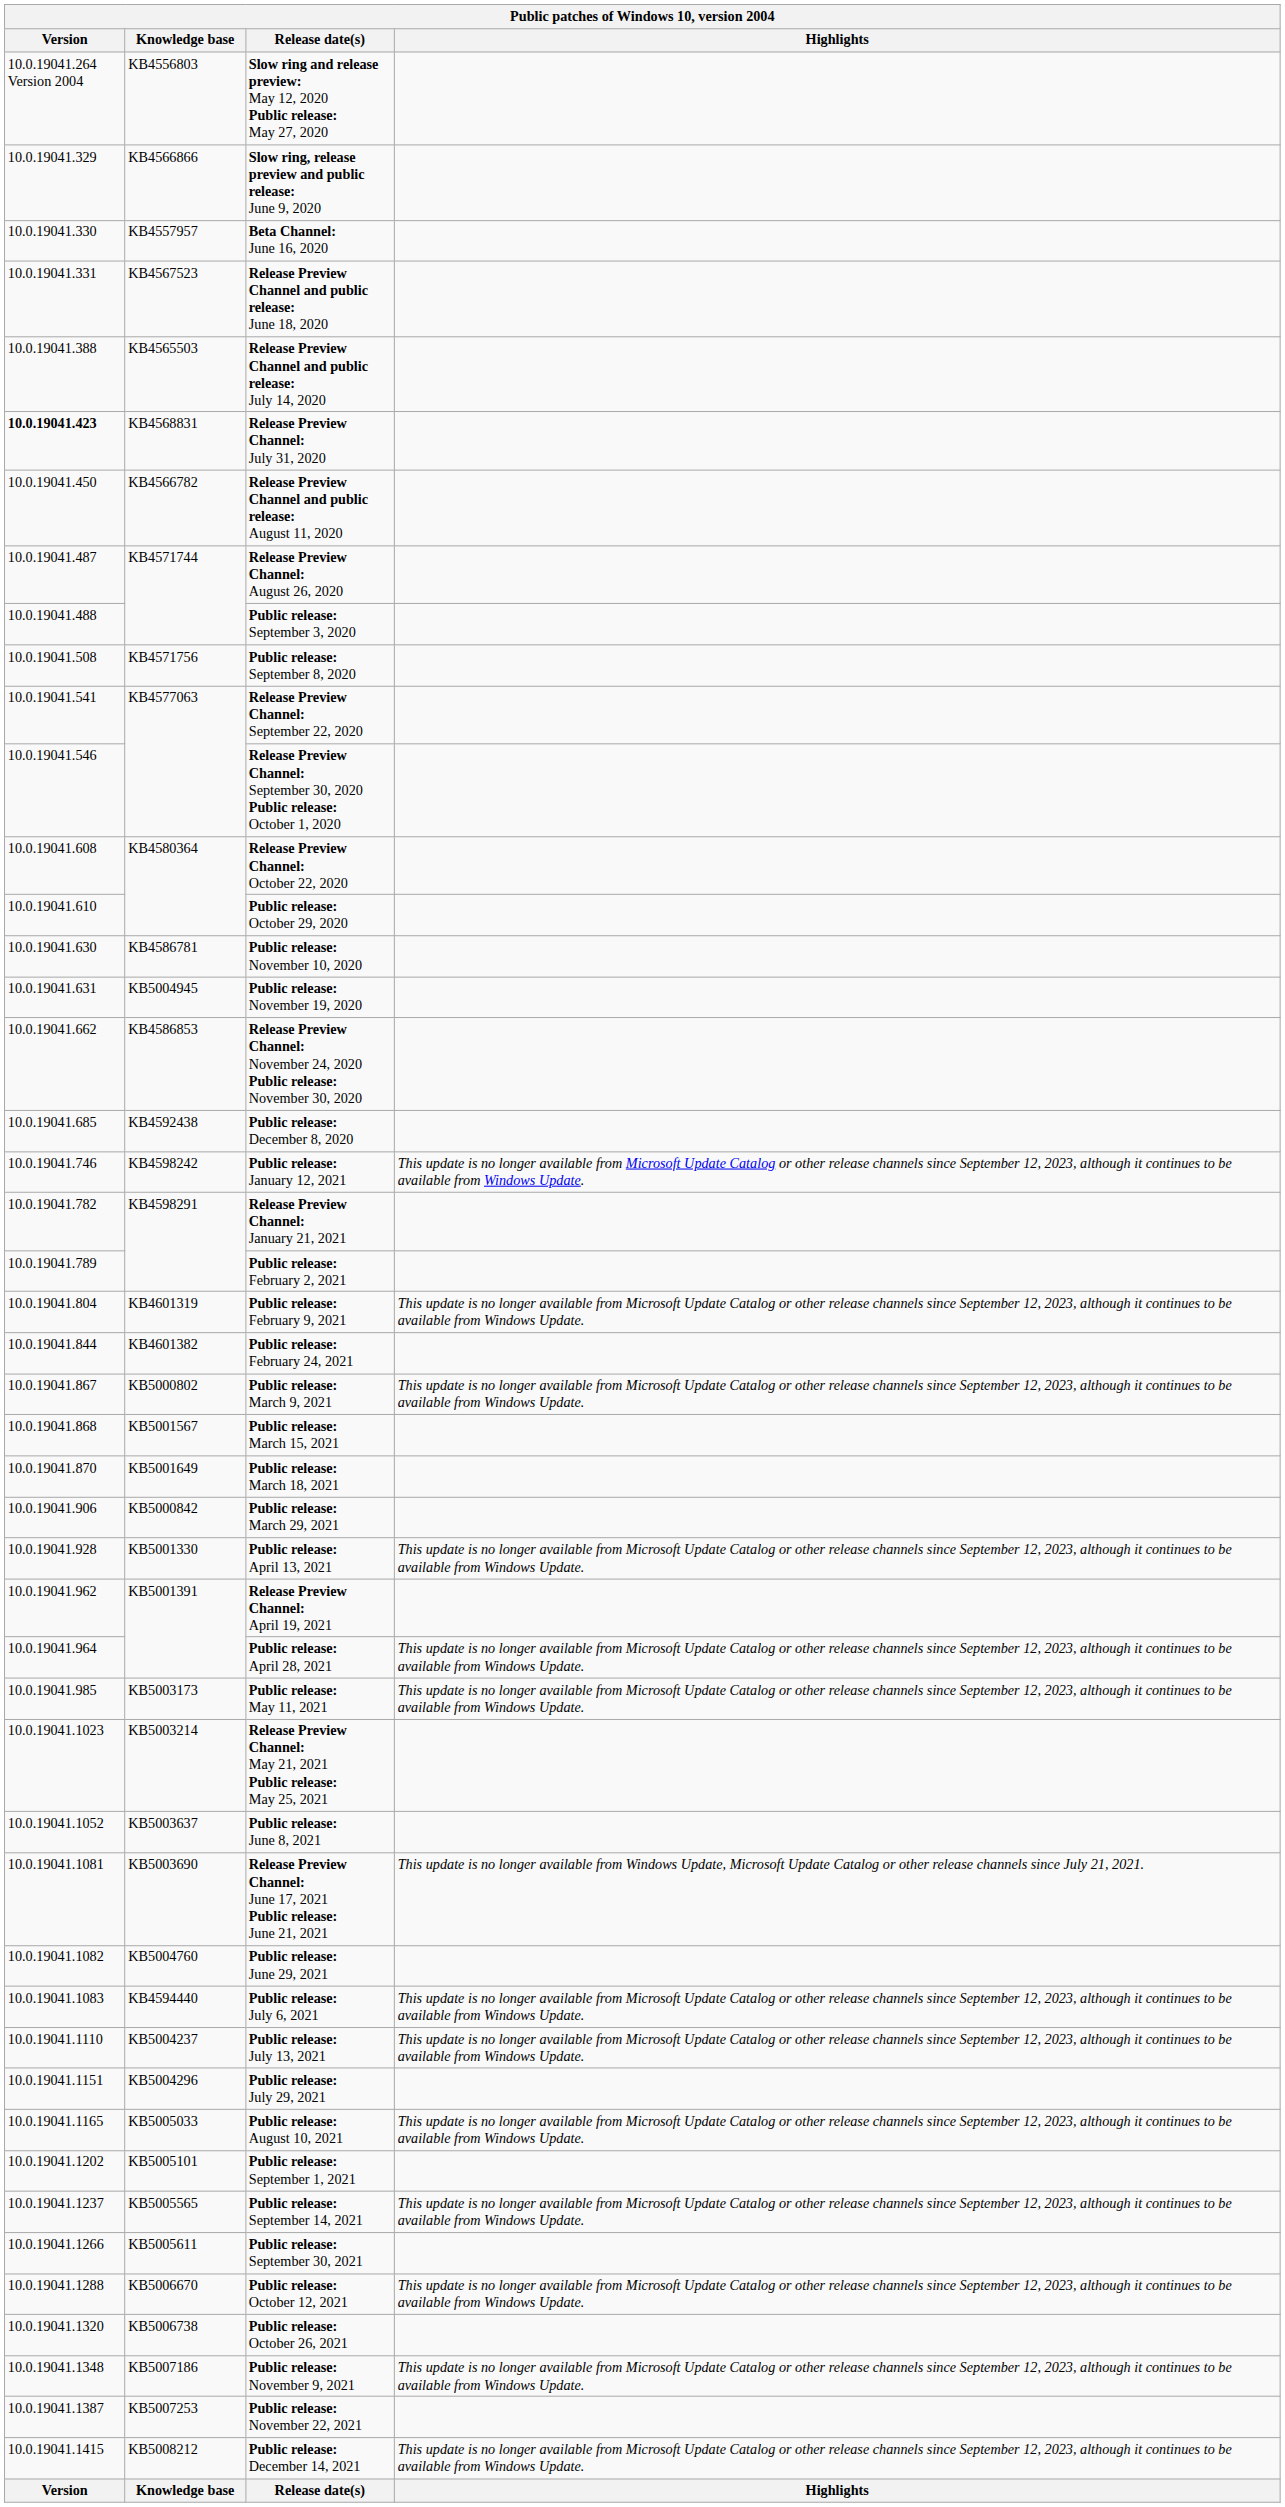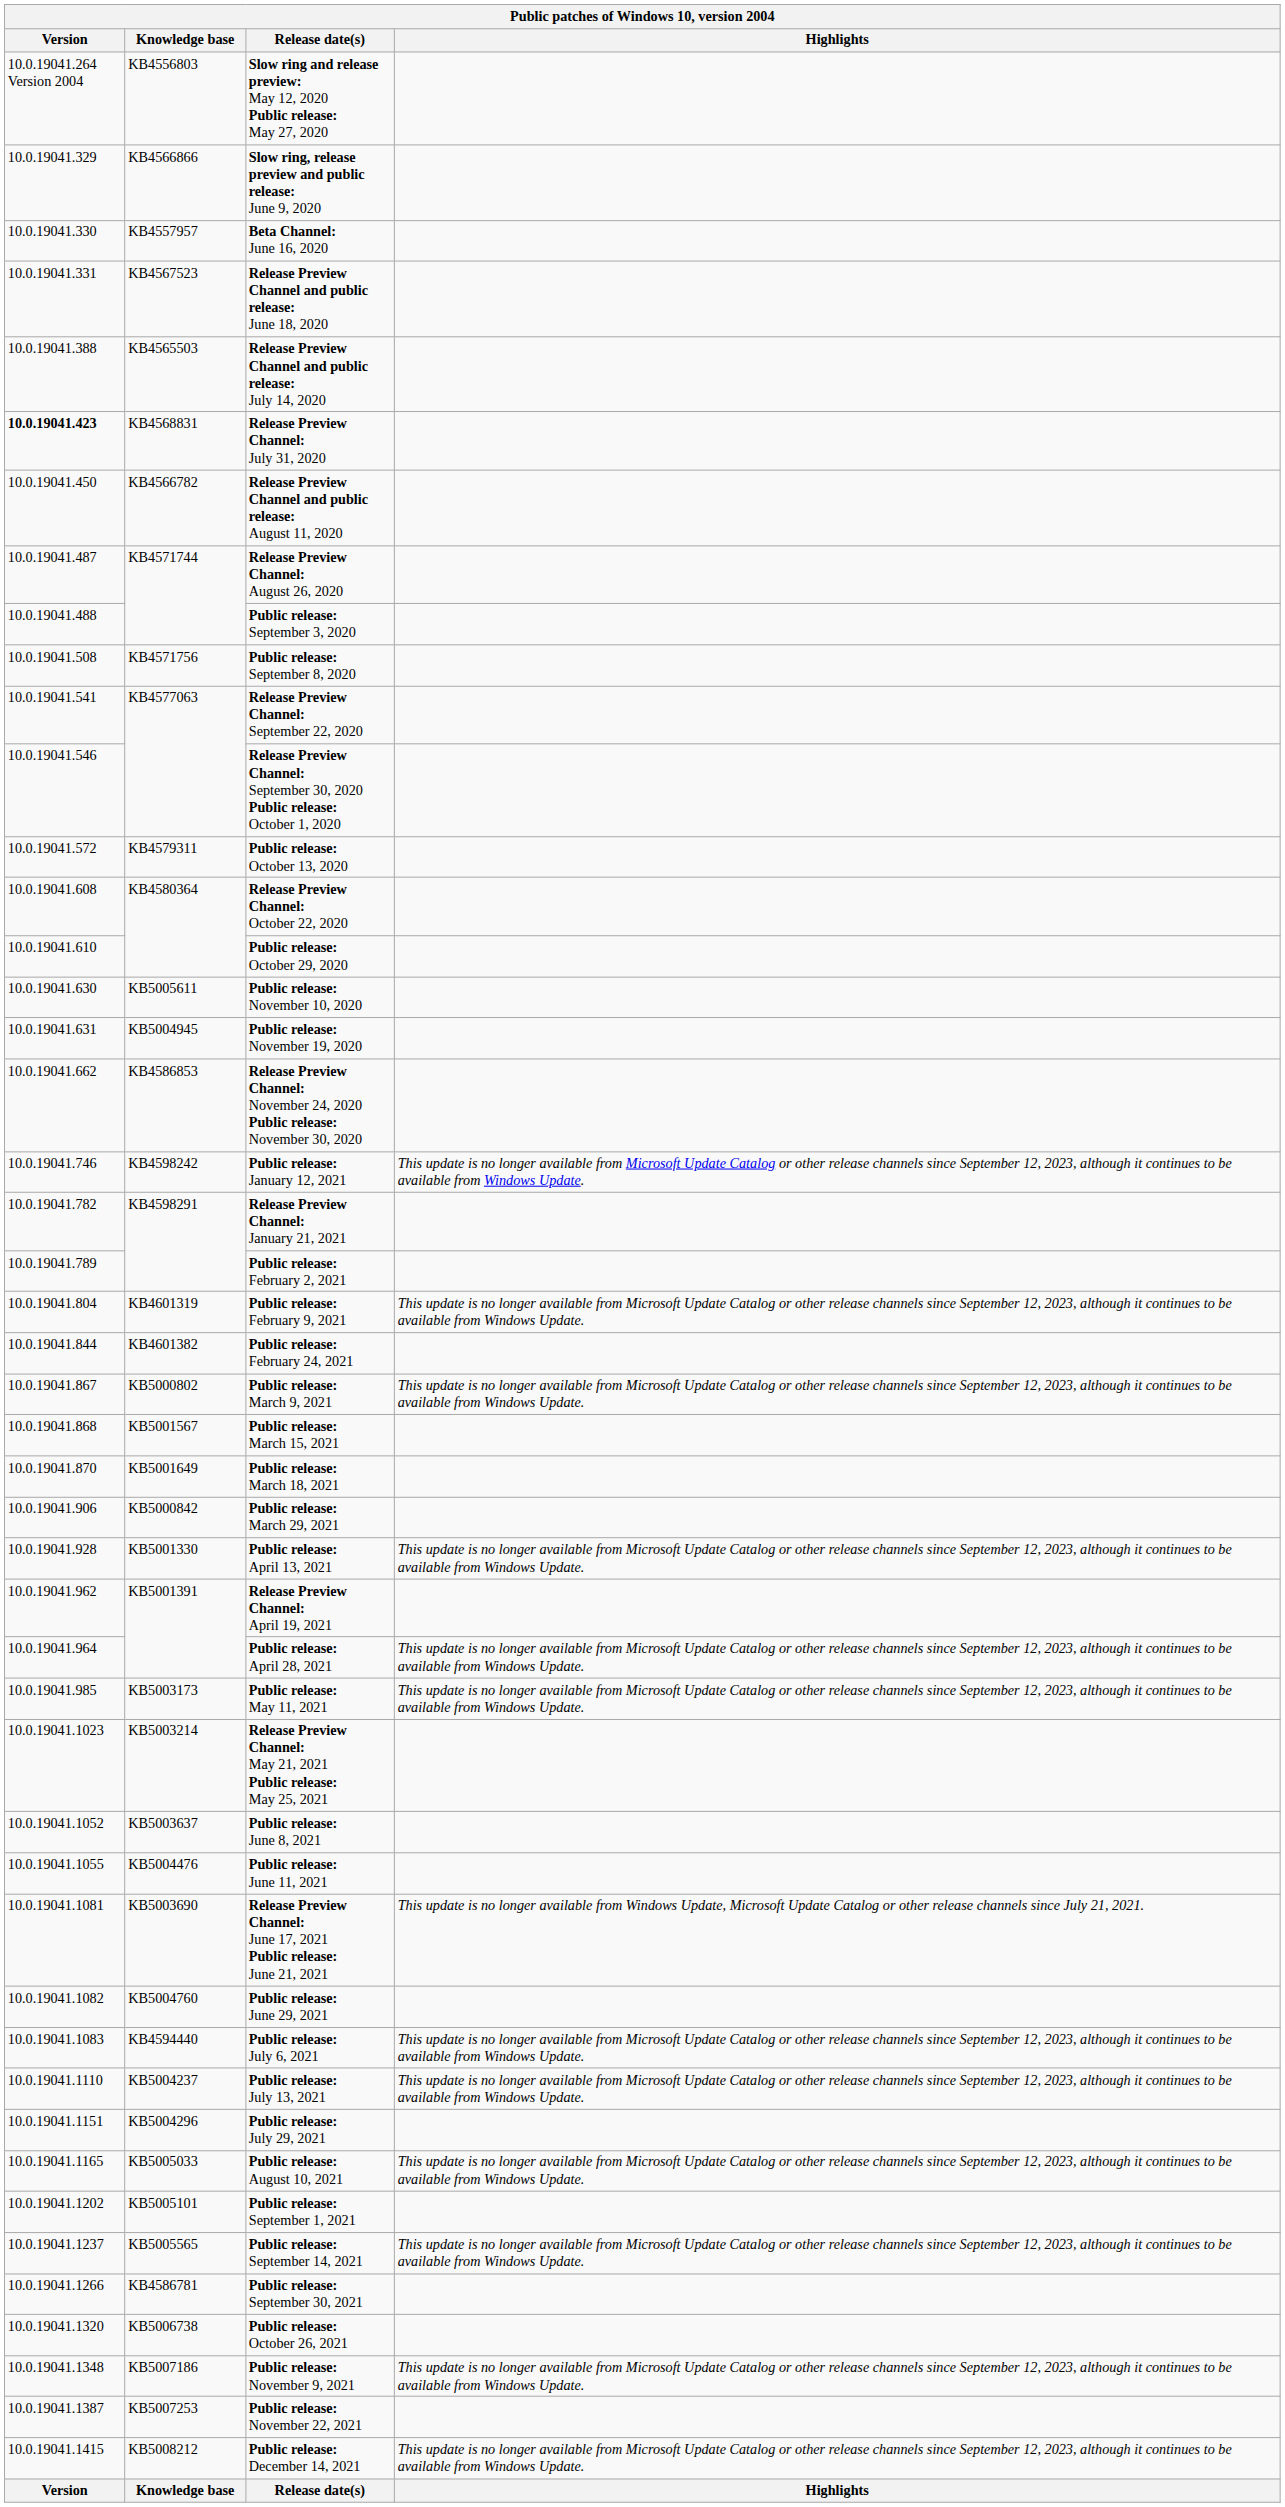+ row: (298, 857)
(163, 947) KB4586781 -> (163, 988) KB5005611
- row: (301, 1130)
+ row: (293, 1873)
(163, 2244) KB5005611 -> (163, 2285) KB4586781
- row: (298, 2294)
